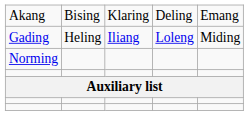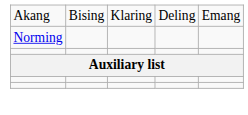- row: (29, 37)
